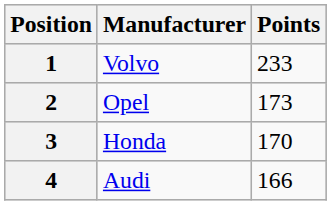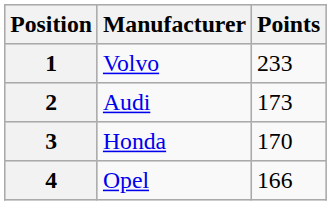(126, 102) Opel -> (127, 102) Audi
(127, 180) Audi -> (126, 180) Opel
